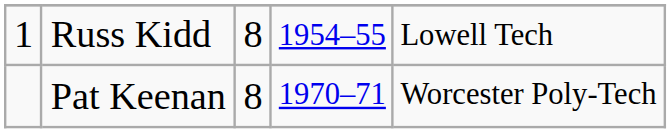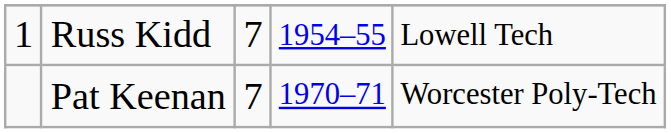(253, 34) 8 -> (253, 34) 7
(253, 95) 8 -> (253, 95) 7
